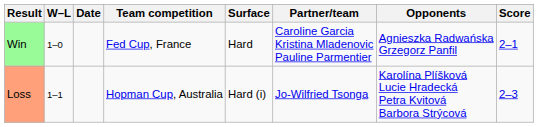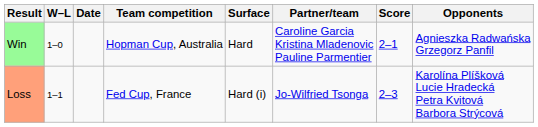columns swapped: (436, 13) <-> (515, 13)
(149, 44) Fed Cup, France -> (164, 44) Hopman Cup, Australia
(164, 94) Hopman Cup, Australia -> (149, 94) Fed Cup, France
